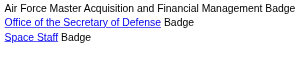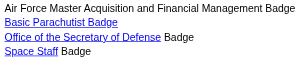+ row: (61, 23)
